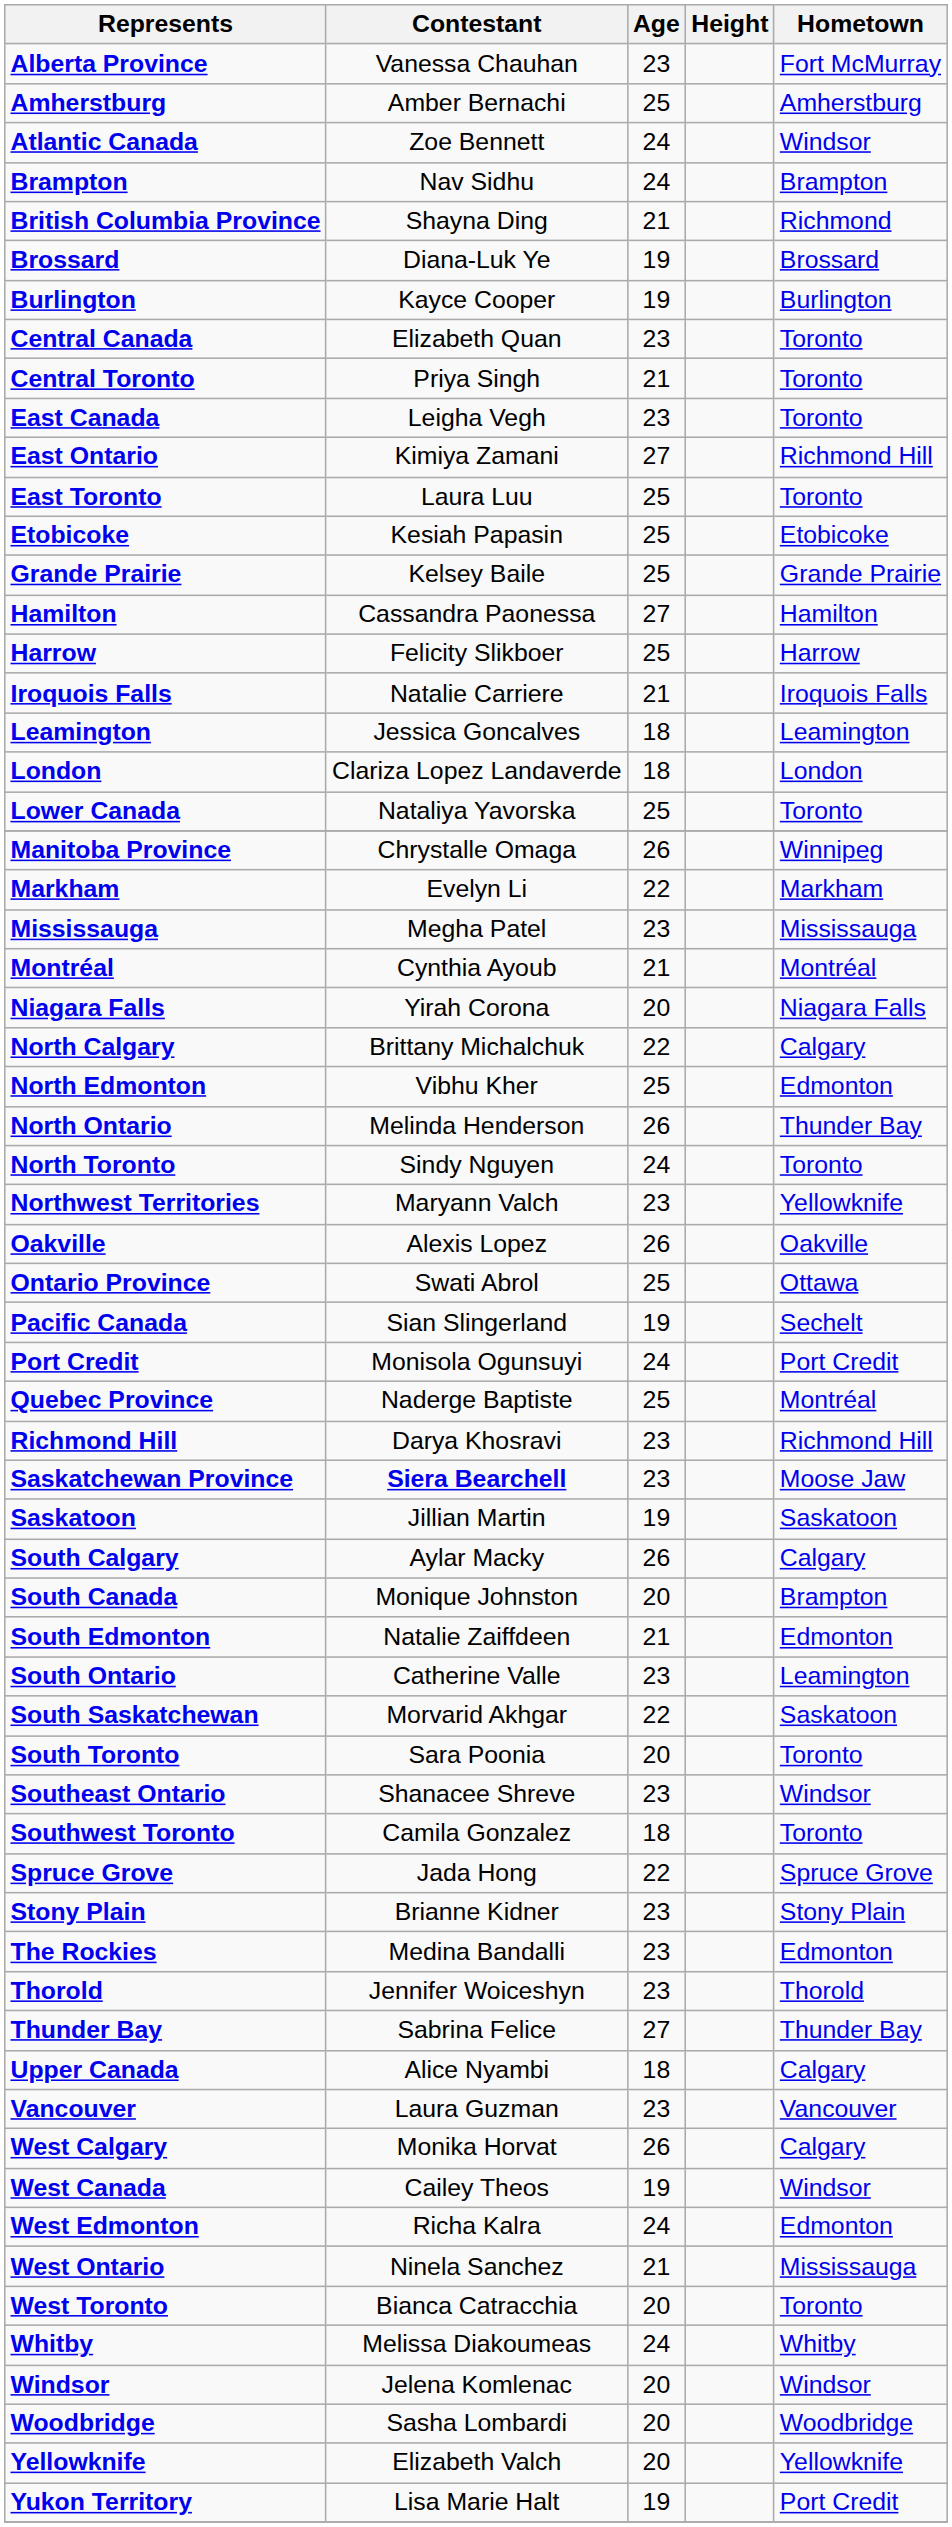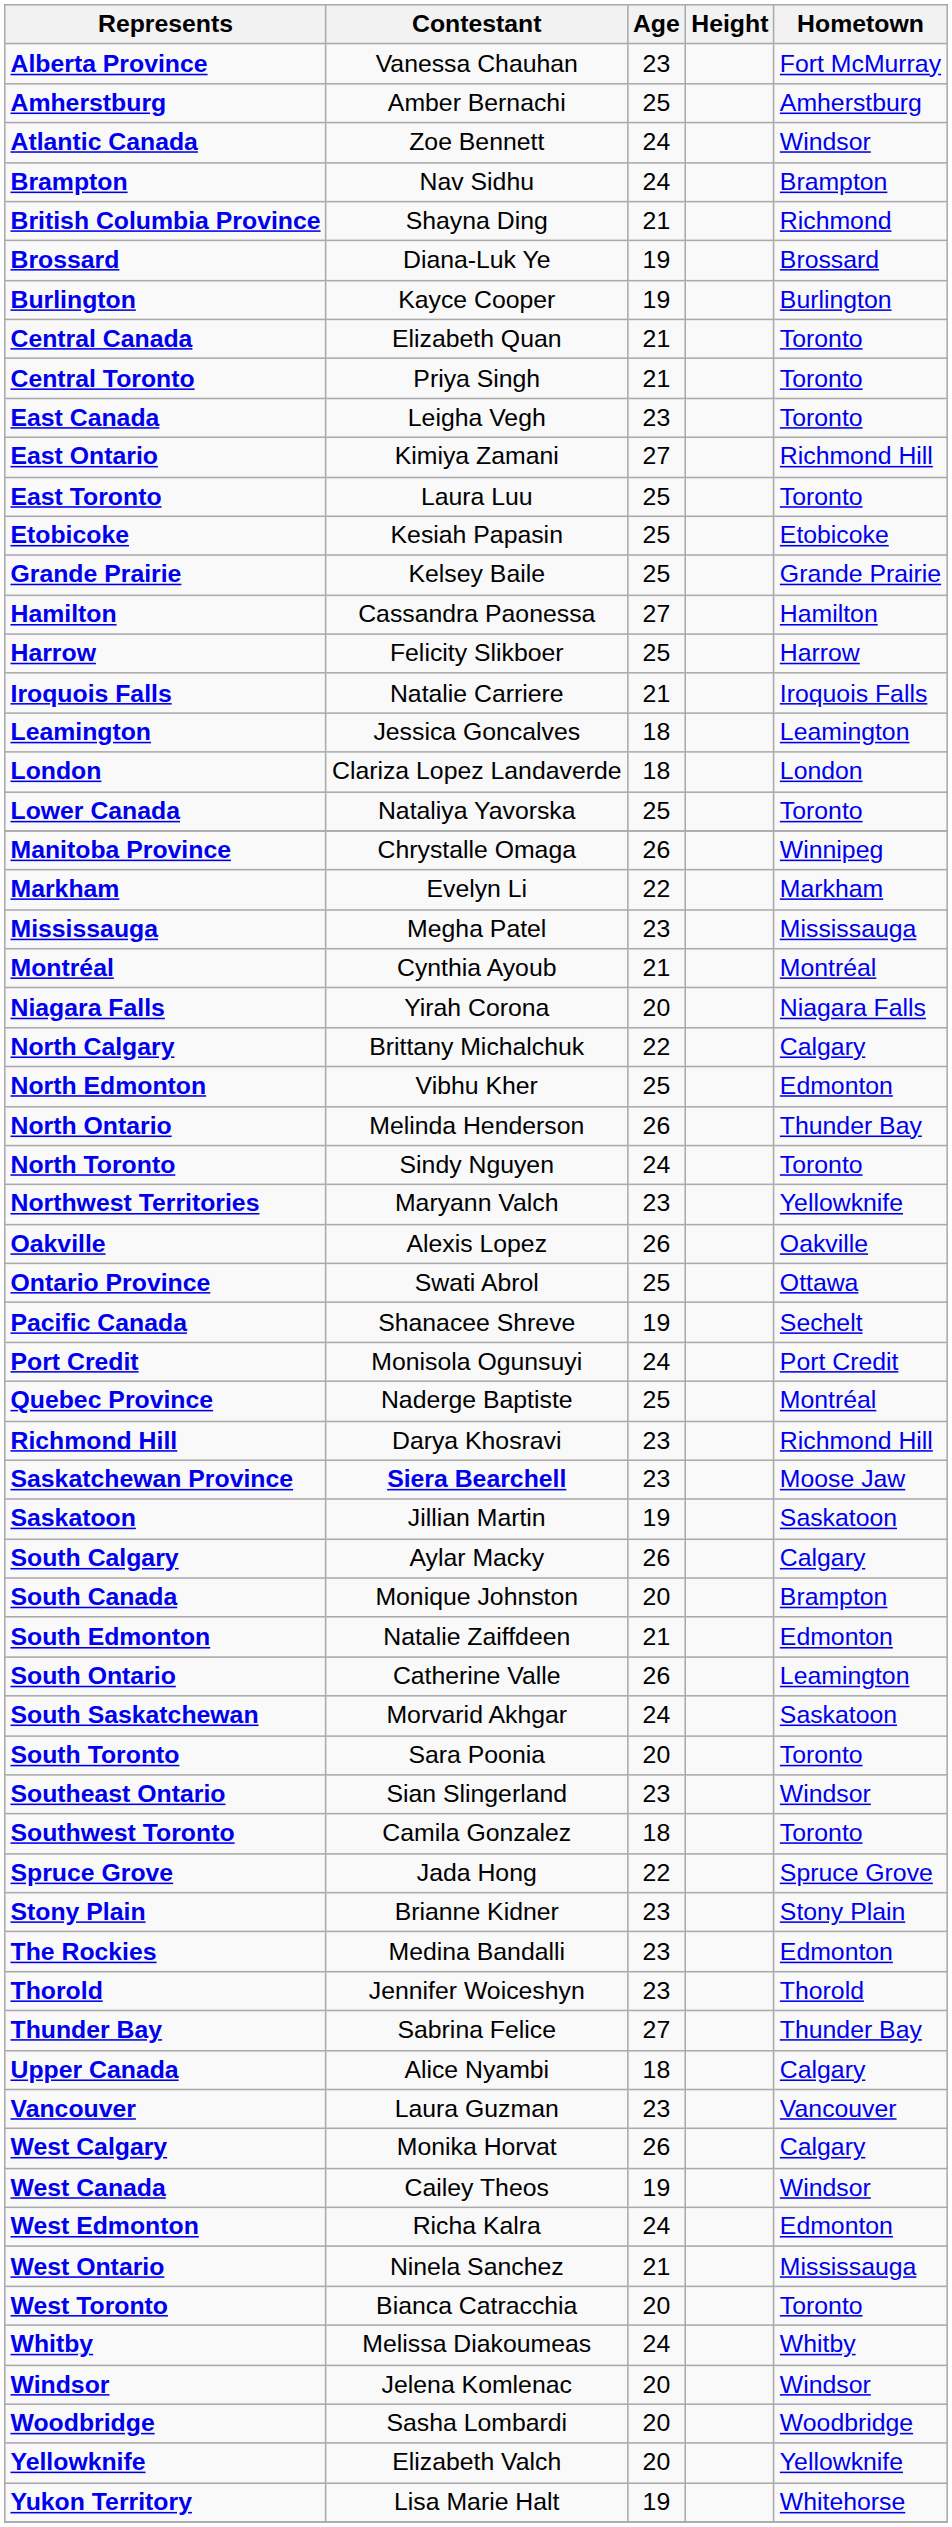(656, 338) 23 -> (656, 338) 21
(477, 1322) Sian Slingerland -> (477, 1322) Shanacee Shreve
(656, 1676) 23 -> (656, 1676) 26
(656, 1715) 22 -> (656, 1715) 24
(477, 1794) Shanacee Shreve -> (477, 1794) Sian Slingerland
(839, 2502) Port Credit -> (843, 2502) Whitehorse
